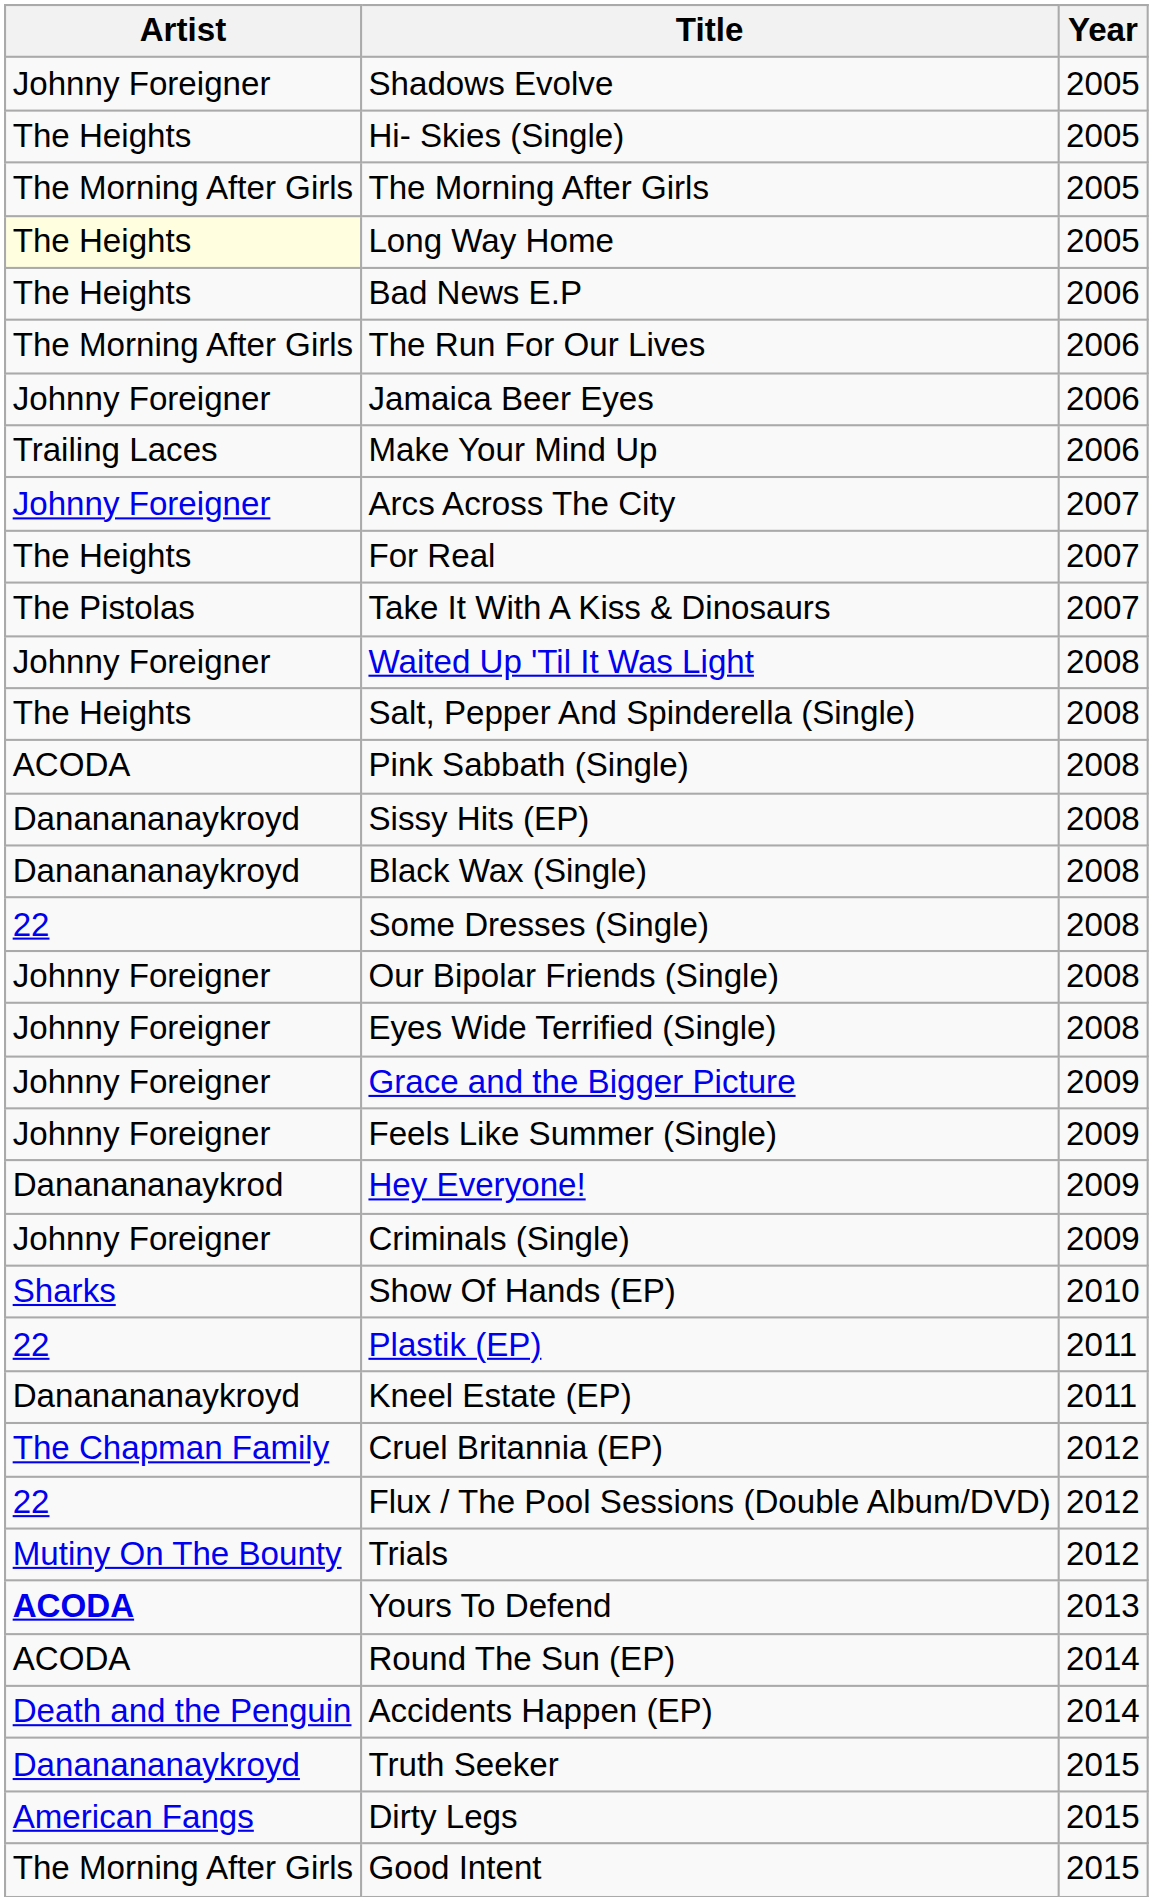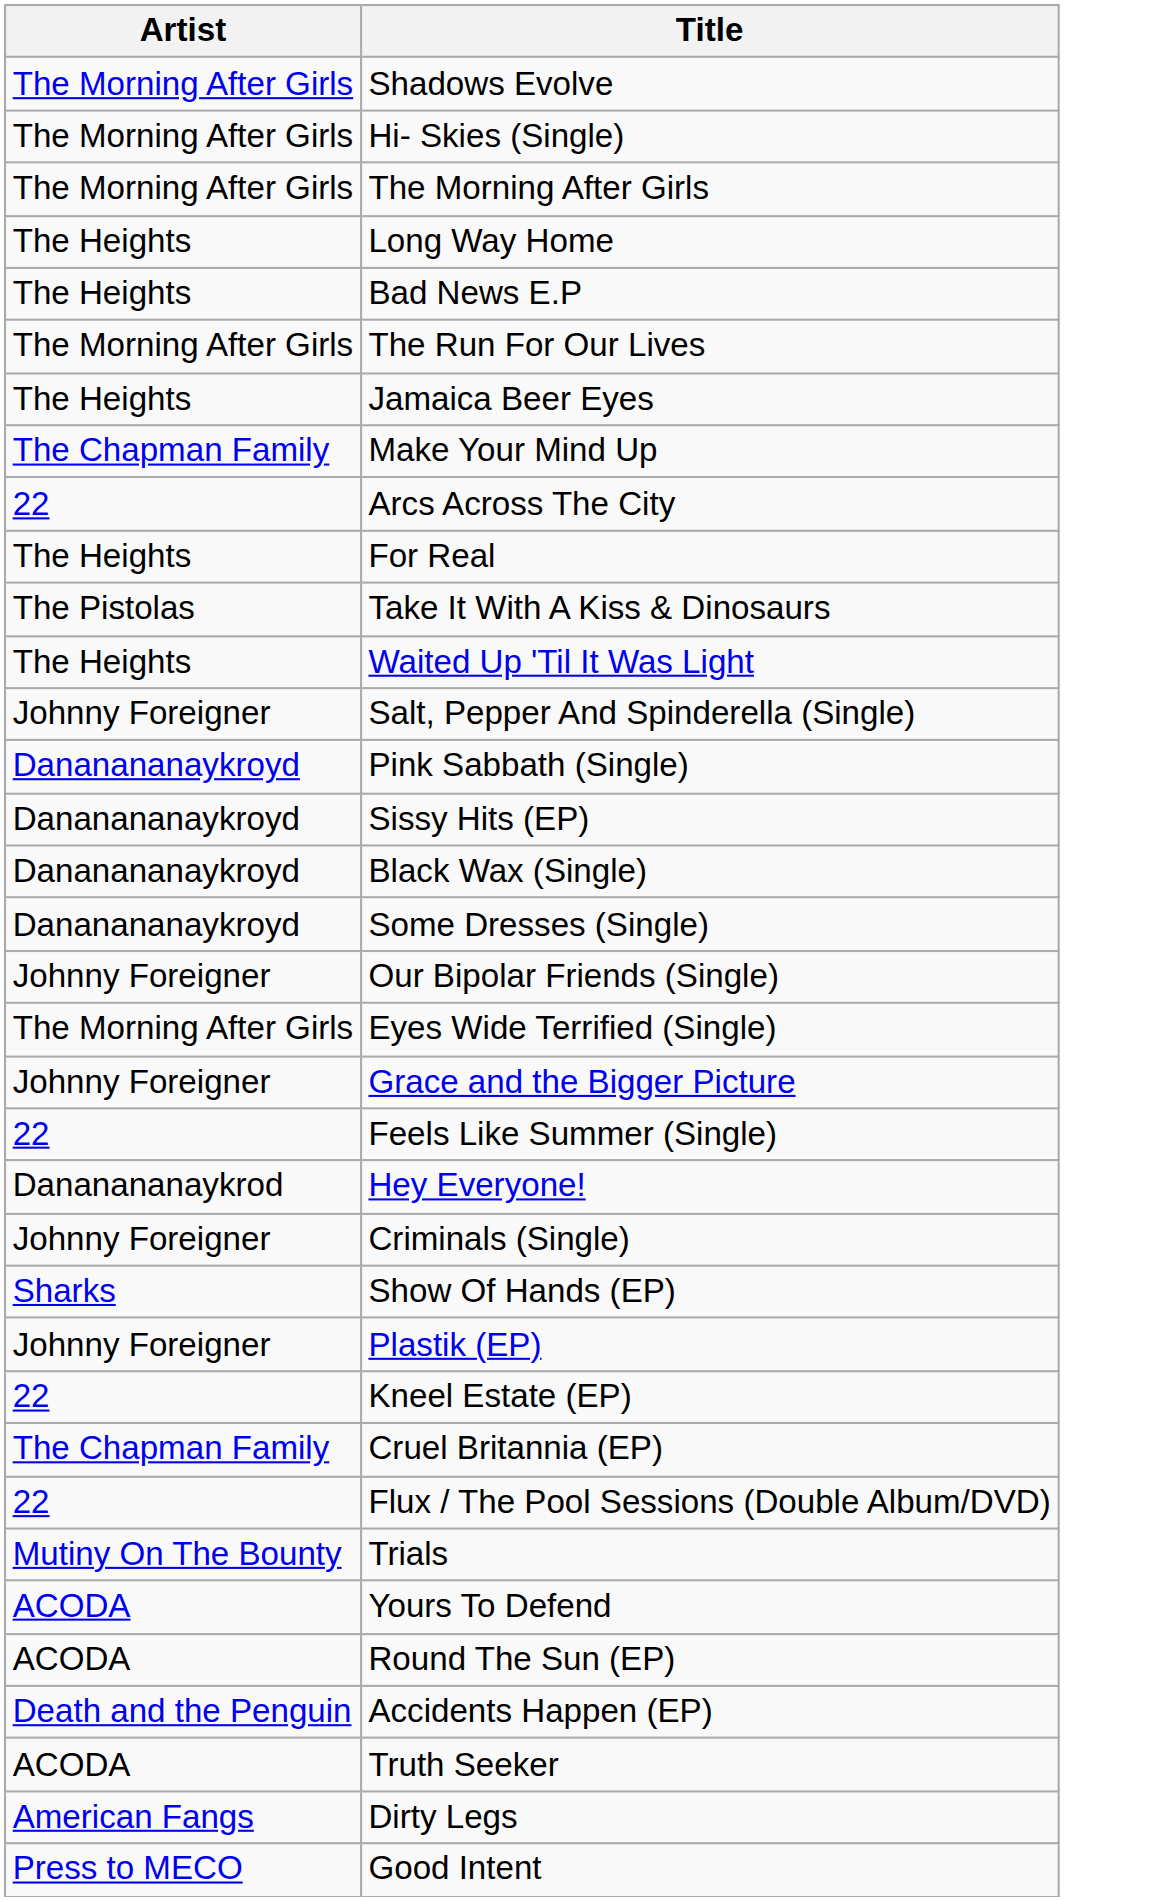- column: (1103, 30)
(142, 83) Johnny Foreigner -> (183, 83) The Morning After Girls
(102, 135) The Heights -> (183, 135) The Morning After Girls
(102, 240) lightyellow background -> (102, 240) no background
(142, 398) Johnny Foreigner -> (102, 398) The Heights
(115, 450) Trailing Laces -> (171, 450) The Chapman Family
(142, 503) Johnny Foreigner -> (31, 503) 22
(142, 661) Johnny Foreigner -> (102, 661) The Heights
(102, 713) The Heights -> (142, 713) Johnny Foreigner
(72, 766) ACODA -> (156, 766) Dananananaykroyd
(31, 923) 22 -> (156, 923) Dananananaykroyd
(142, 1028) Johnny Foreigner -> (183, 1028) The Morning After Girls
(142, 1133) Johnny Foreigner -> (31, 1133) 22
(31, 1343) 22 -> (142, 1343) Johnny Foreigner
(156, 1396) Dananananaykroyd -> (31, 1396) 22
(73, 1606) bold -> (72, 1606) normal
(156, 1764) Dananananaykroyd -> (72, 1764) ACODA
(183, 1869) The Morning After Girls -> (128, 1869) Press to MECO
